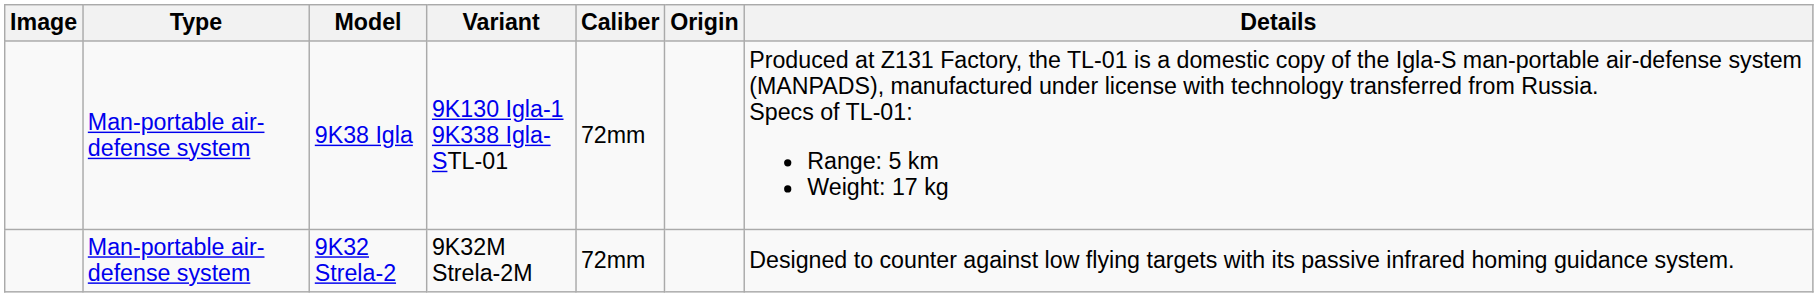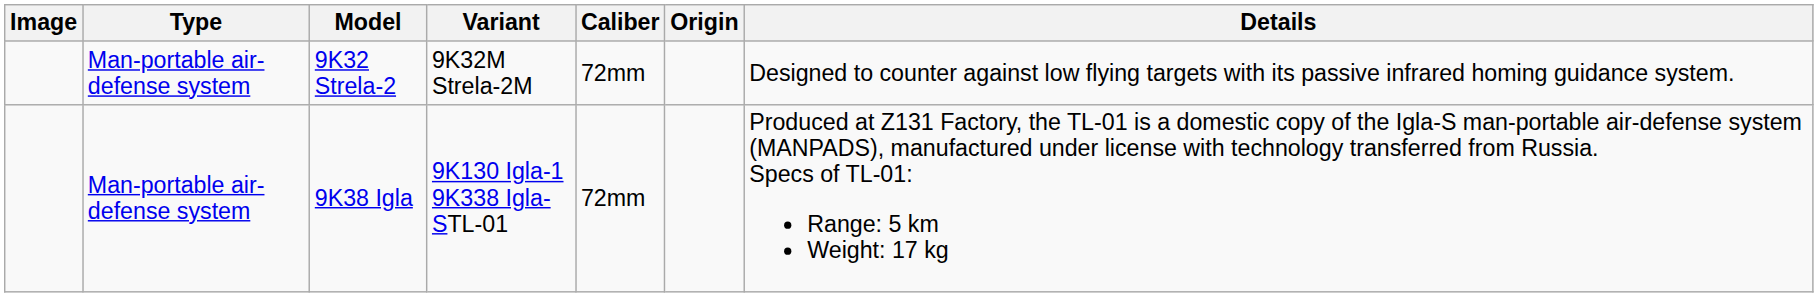rows swapped: (355, 260) <-> (364, 135)
